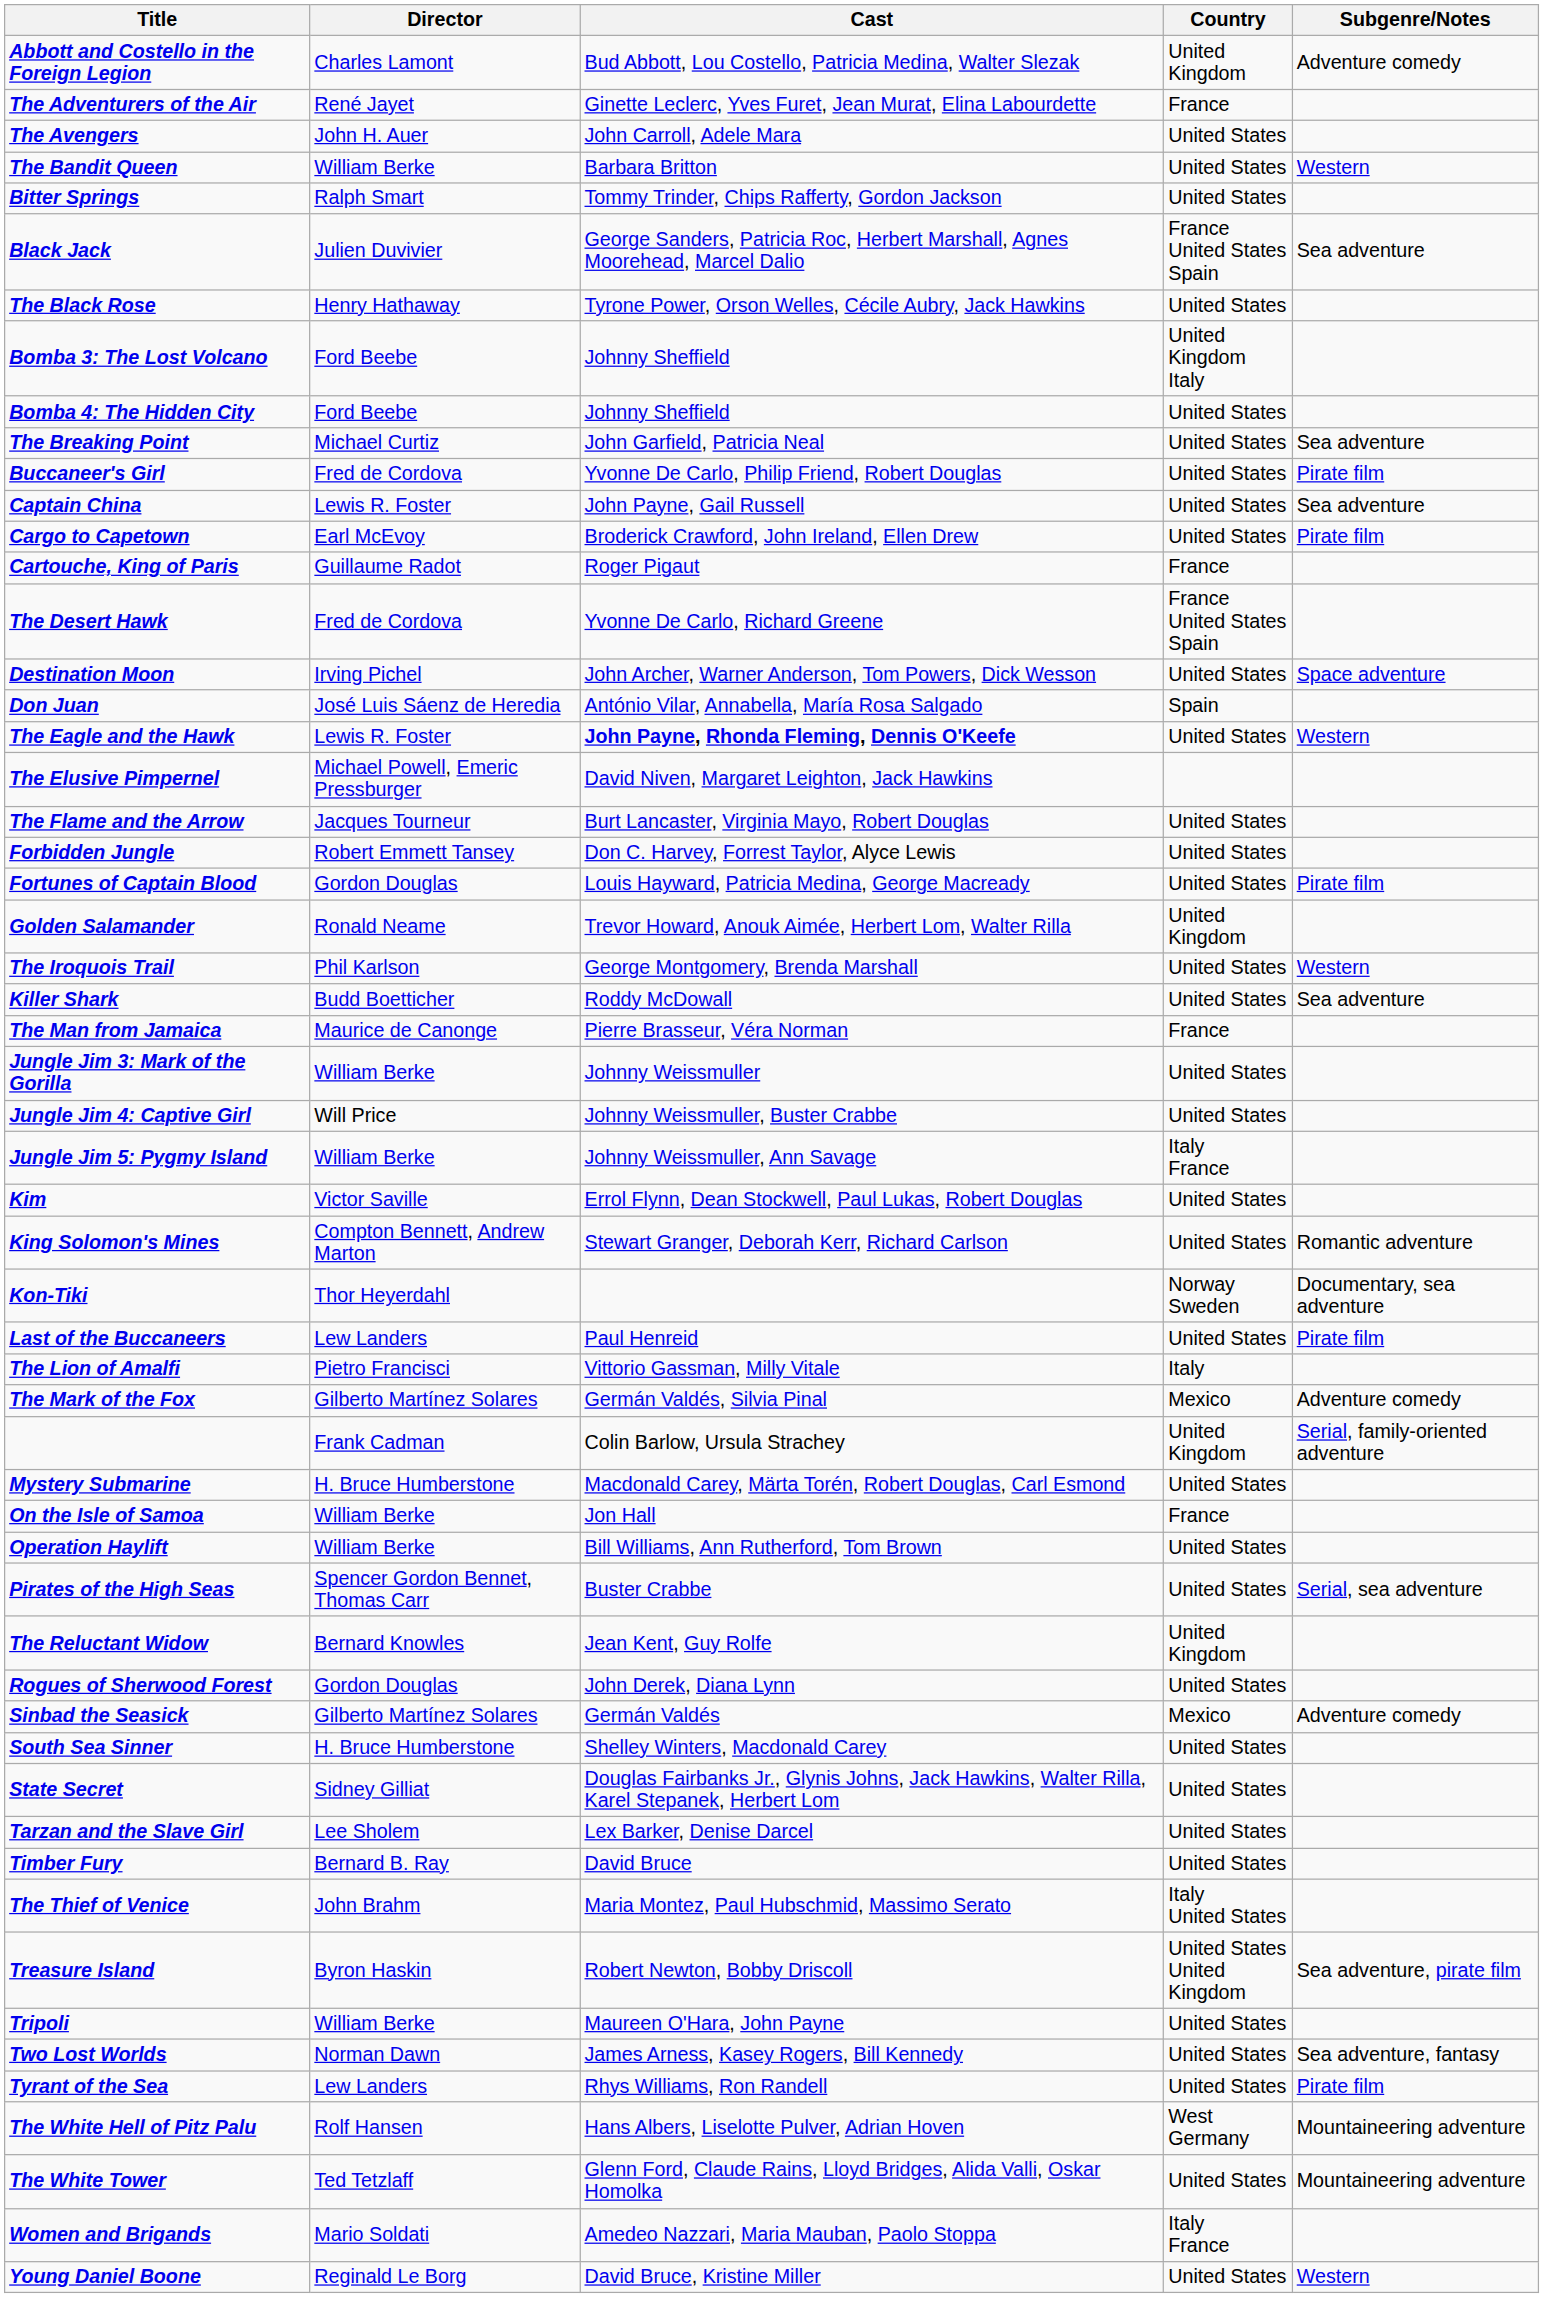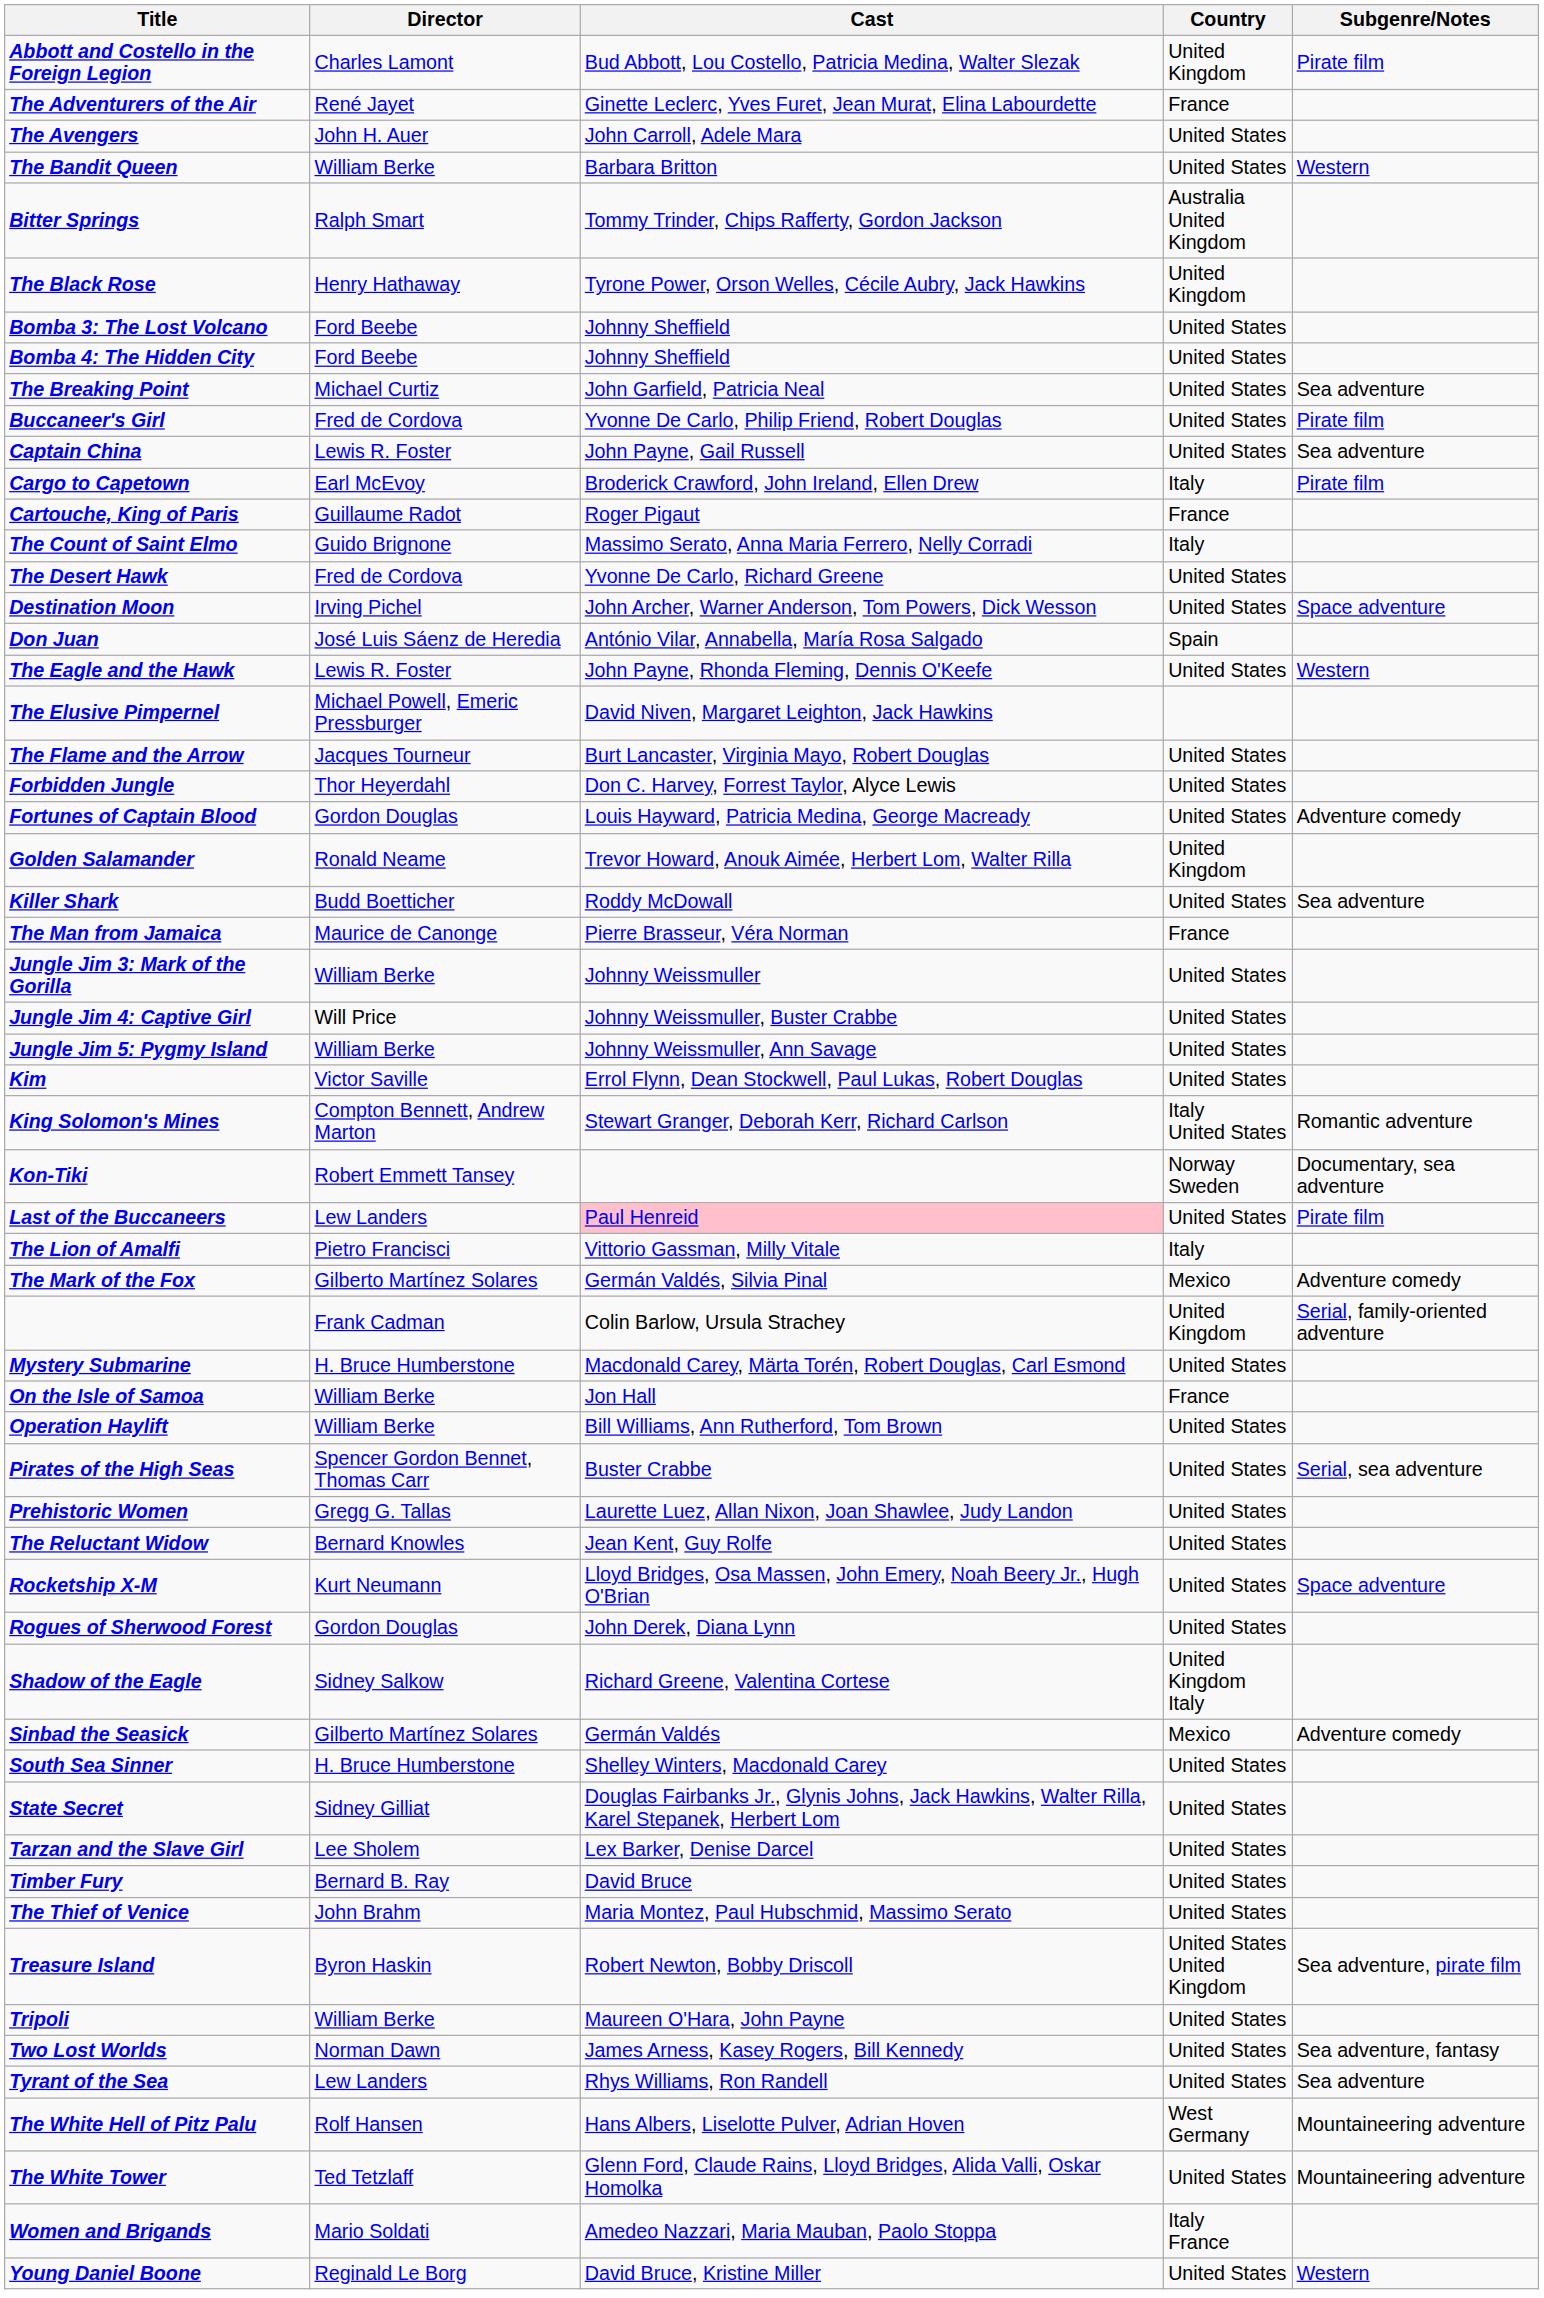(1379, 62) Adventure comedy -> (1340, 62) Pirate film
(1227, 198) United States -> (1207, 220) Australia United Kingdom
- row: (60, 251)
(1227, 305) United States -> (1207, 284) United Kingdom
(1207, 358) United Kingdom Italy -> (1227, 327) United States
(1227, 536) United States -> (1186, 483) Italy
+ row: (123, 545)
(1227, 621) France United States Spain -> (1227, 576) United States
(800, 736) bold -> (788, 670) normal
(414, 852) Robert Emmett Tansey -> (382, 786) Thor Heyerdahl
(1340, 883) Pirate film -> (1379, 817) Adventure comedy
- row: (92, 968)
(1199, 1157) Italy France -> (1227, 1049) United States
(1227, 1242) United States -> (1227, 1122) Italy United States
(382, 1295) Thor Heyerdahl -> (414, 1175) Robert Emmett Tansey
(641, 1337) no background -> (642, 1218) pink background
+ row: (99, 1512)
(1207, 1642) United Kingdom -> (1227, 1543) United States
+ row: (83, 1585)
+ row: (105, 1681)
(1227, 1905) Italy United States -> (1227, 1912) United States
(1340, 2085) Pirate film -> (1361, 2081) Sea adventure
